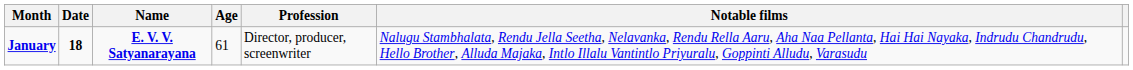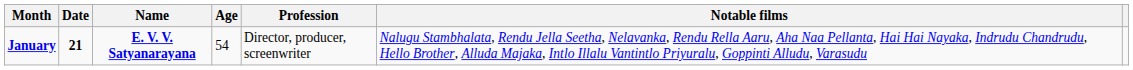(75, 46) 18 -> (75, 46) 21
(222, 46) 61 -> (222, 46) 54
